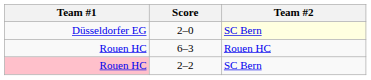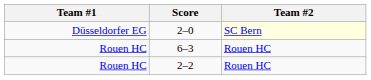(123, 65) pink background -> (123, 65) no background
(243, 65) SC Bern -> (247, 65) Rouen HC
